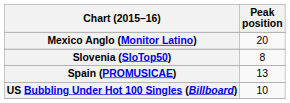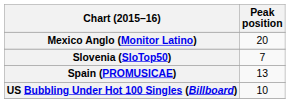(262, 57) 8 -> (262, 57) 7
